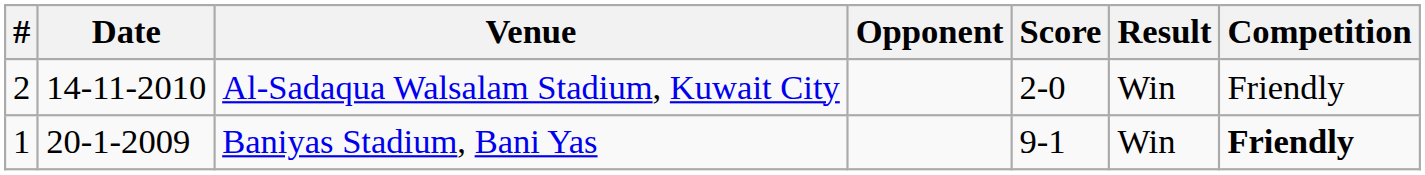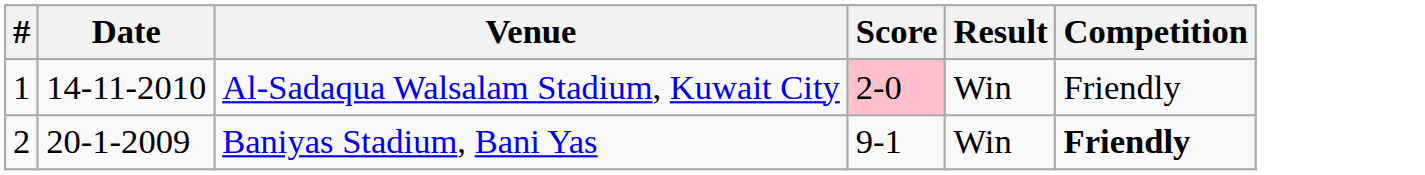- column: (930, 31)
(22, 86) 2 -> (22, 86) 1
(1043, 86) no background -> (879, 86) pink background
(22, 141) 1 -> (22, 141) 2
